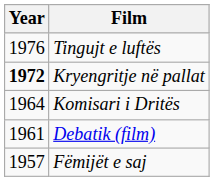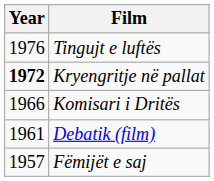(27, 104) 1964 -> (27, 104) 1966
